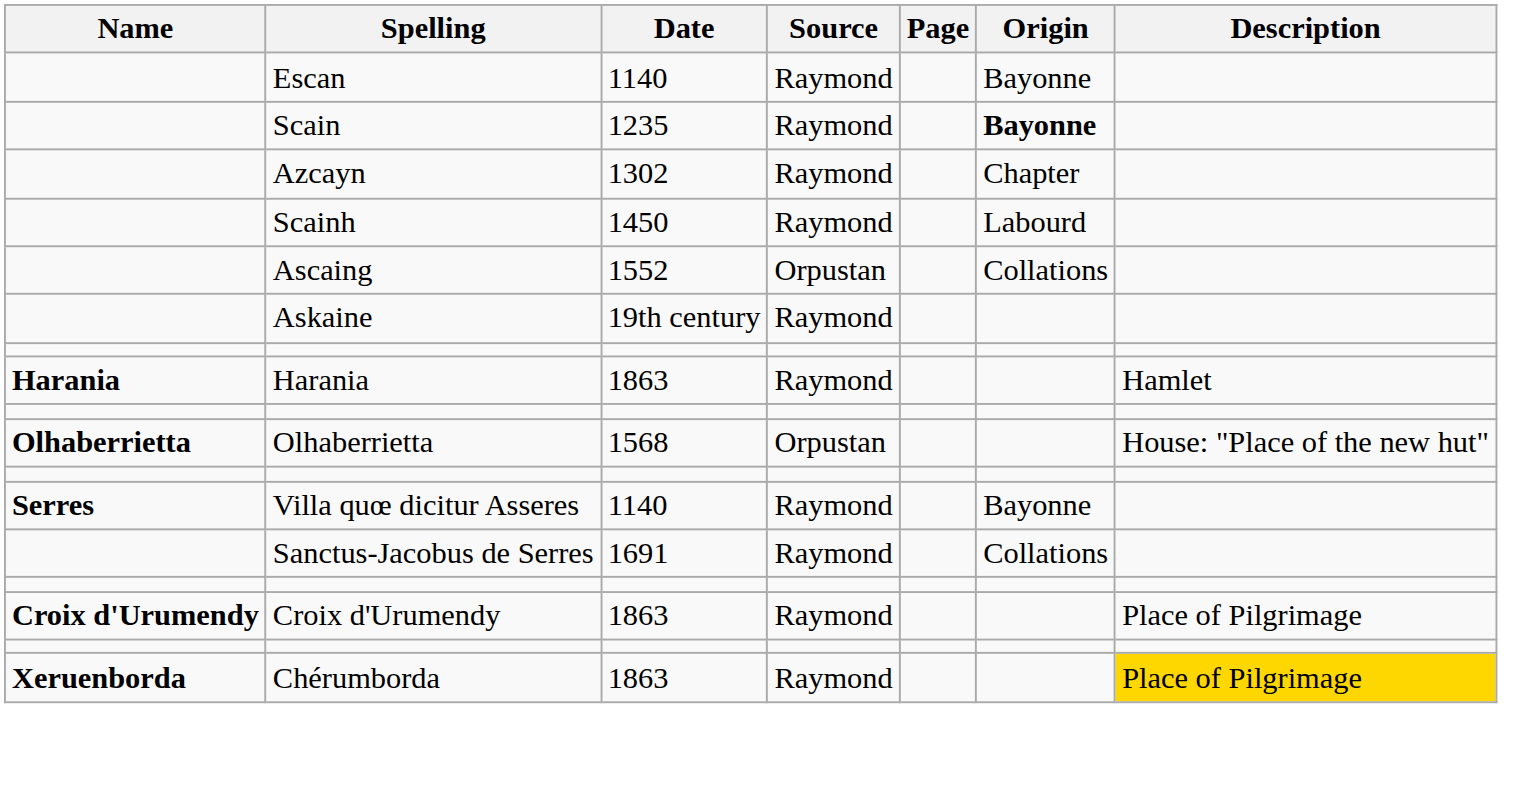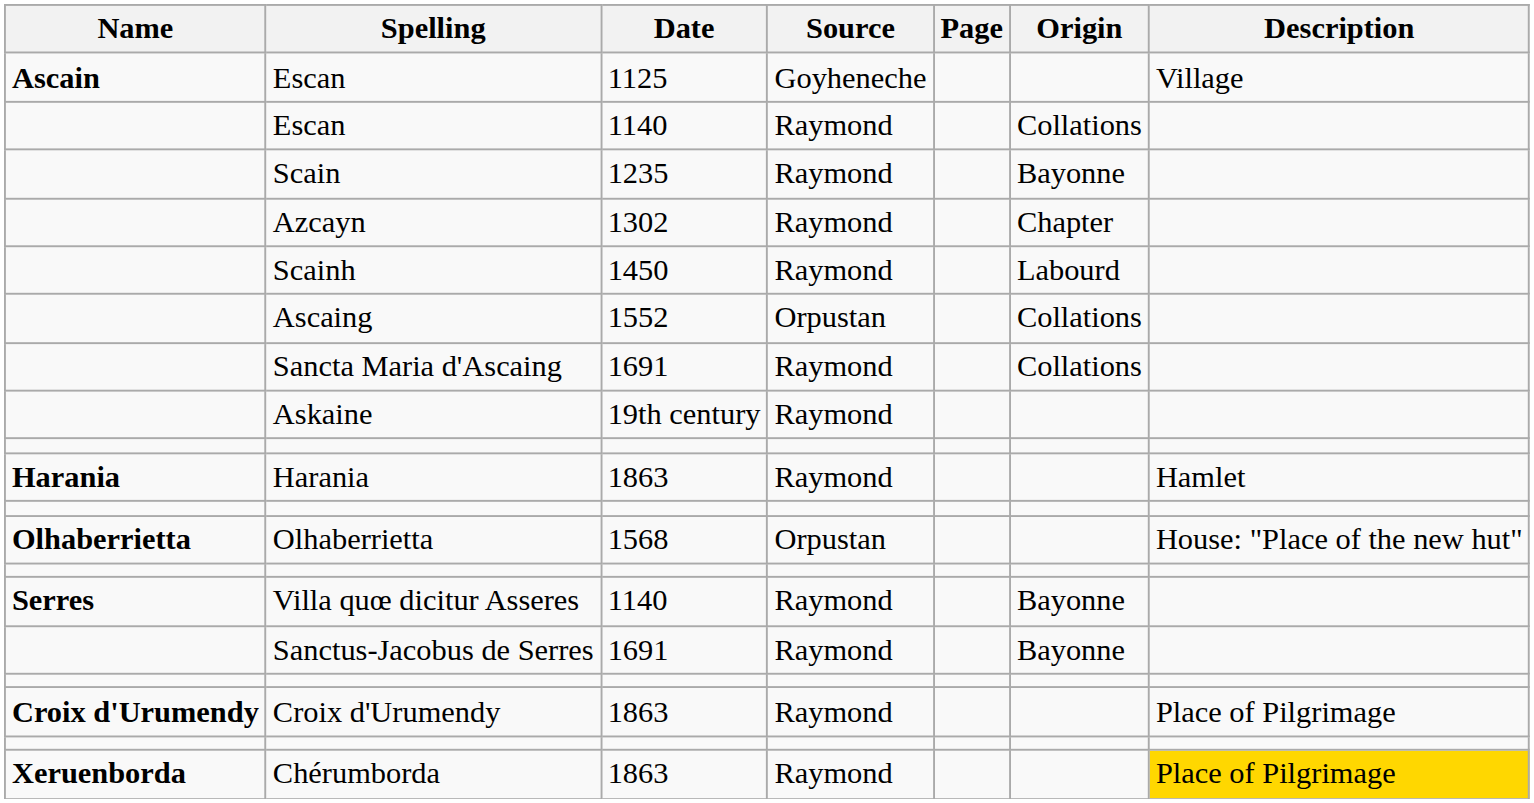+ row: (309, 76)
(1037, 76) Bayonne -> (1079, 125) Collations
(1040, 125) bold -> (1071, 173) normal
+ row: (417, 366)
(1046, 552) Collations -> (1071, 649) Bayonne
